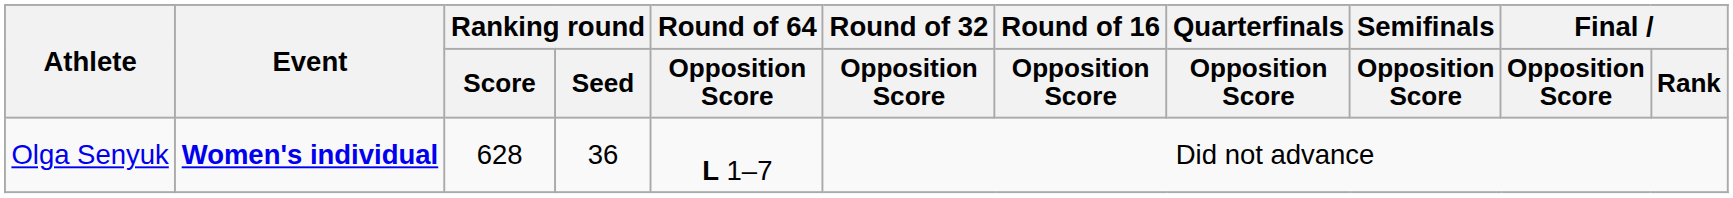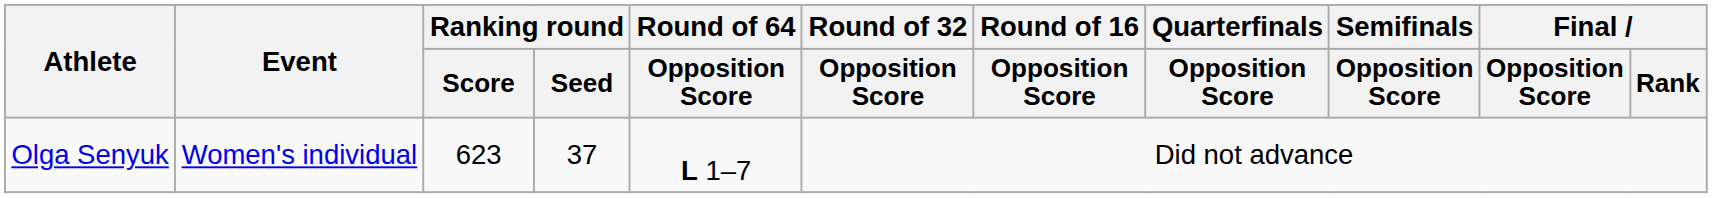(310, 155) bold -> (299, 155) normal
(500, 155) 628 -> (479, 155) 623
(603, 155) 36 -> (582, 155) 37
